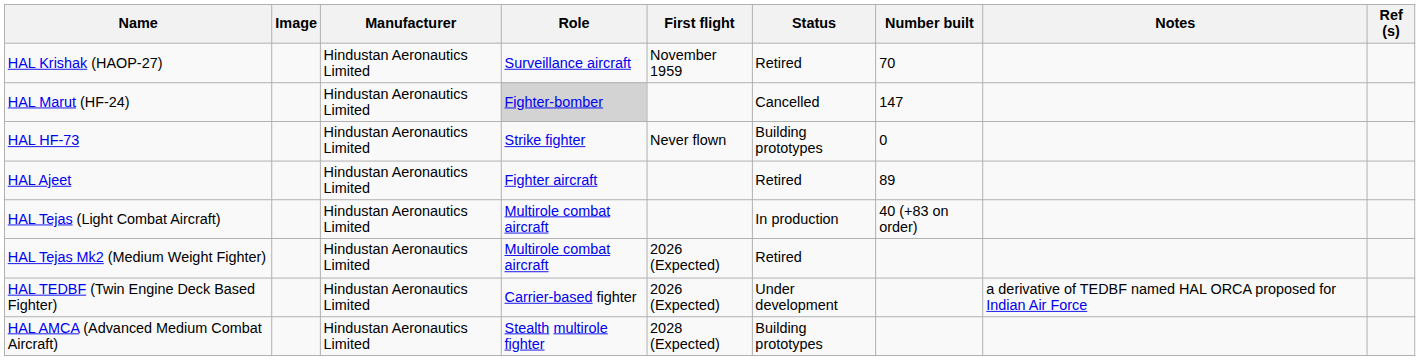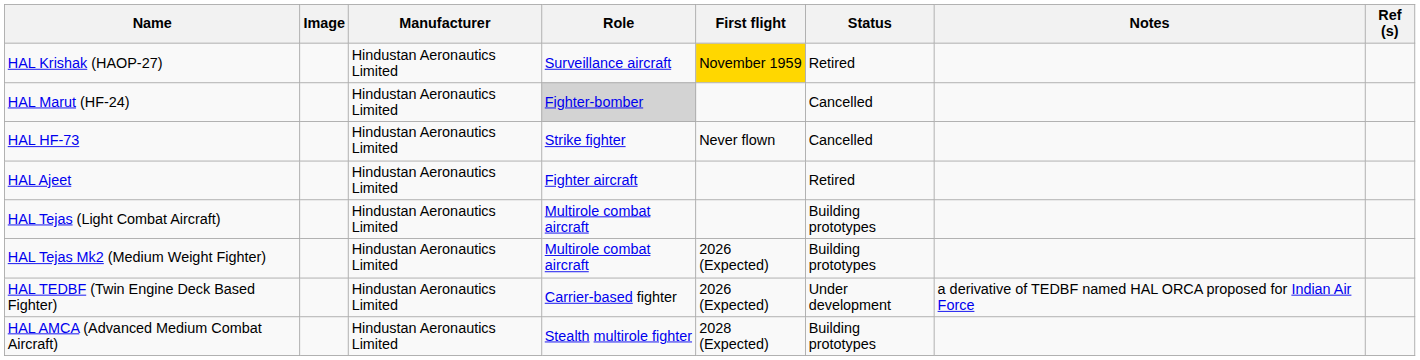- column: (929, 24)
(683, 63) no background -> (750, 63) gold background
(789, 141) Building prototypes -> (841, 141) Cancelled
(797, 219) In production -> (842, 219) Building prototypes
(779, 258) Retired -> (842, 258) Building prototypes
